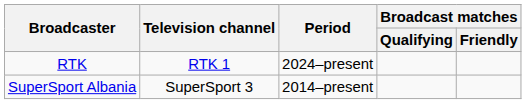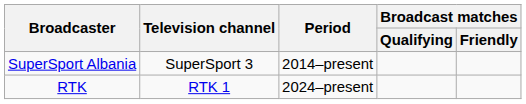rows swapped: (72, 87) <-> (72, 64)
